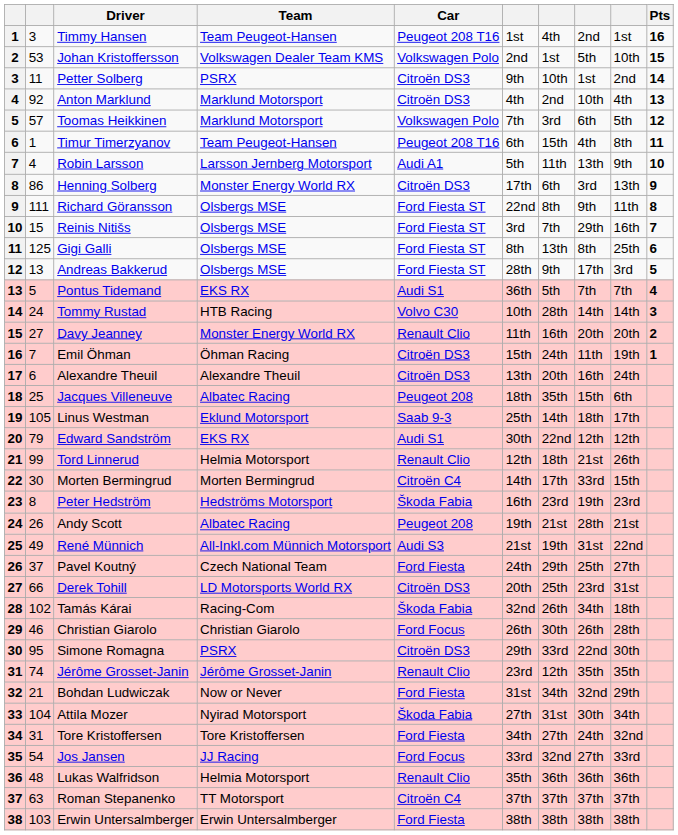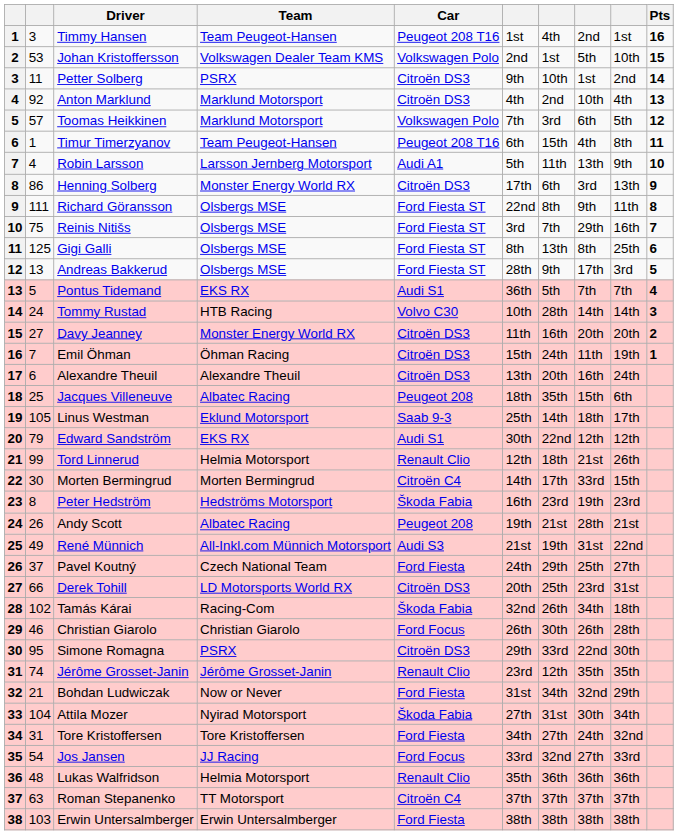(36, 227) 15 -> (36, 227) 75
(434, 333) Renault Clio -> (434, 333) Citroën DS3
